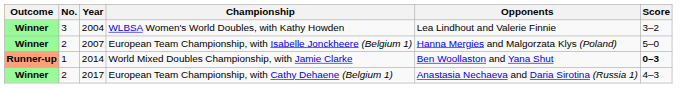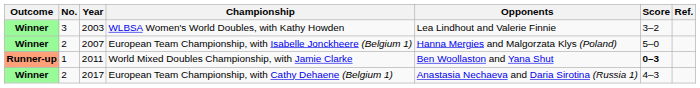+ column: (684, 12)
(93, 28) 2004 -> (93, 28) 2003
(93, 59) 2014 -> (93, 59) 2011
